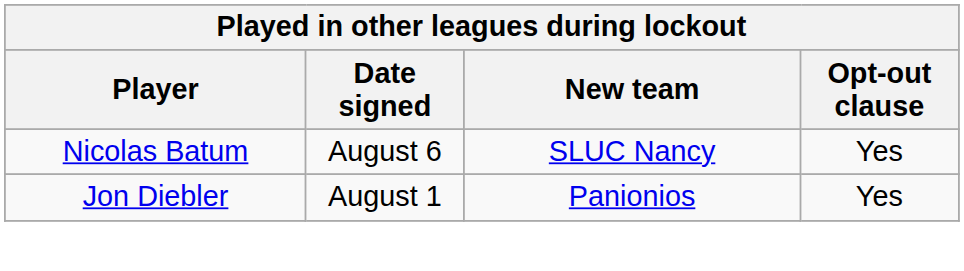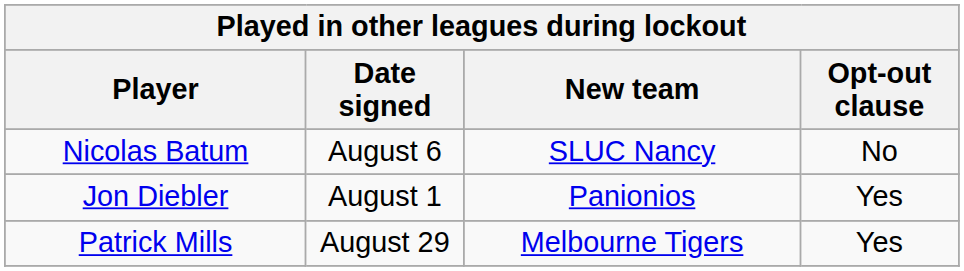(879, 151) Yes -> (879, 151) No
+ row: (156, 242)
